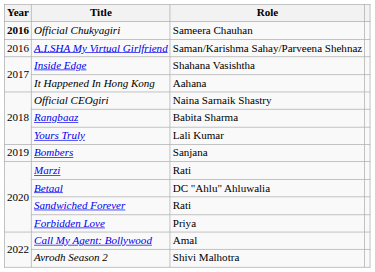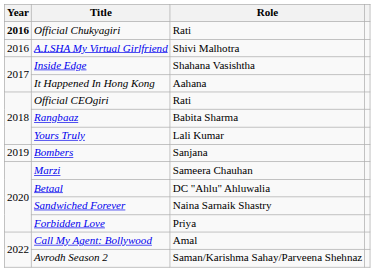(213, 30) Sameera Chauhan -> (182, 30) Rati
(267, 48) Saman/Karishma Sahay/Parveena Shehnaz -> (206, 48) Shivi Malhotra
(222, 100) Naina Sarnaik Shastry -> (182, 100) Rati
(182, 170) Rati -> (213, 170) Sameera Chauhan
(182, 205) Rati -> (222, 205) Naina Sarnaik Shastry
(206, 258) Shivi Malhotra -> (267, 258) Saman/Karishma Sahay/Parveena Shehnaz
